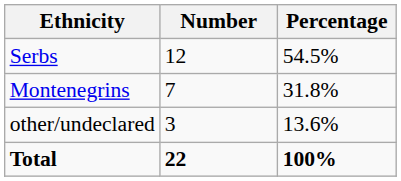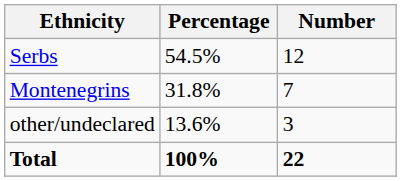columns swapped: (219, 21) <-> (337, 21)
